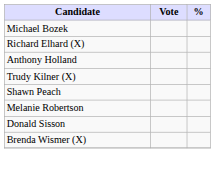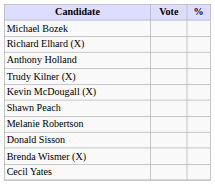+ row: (51, 92)
+ row: (29, 172)
